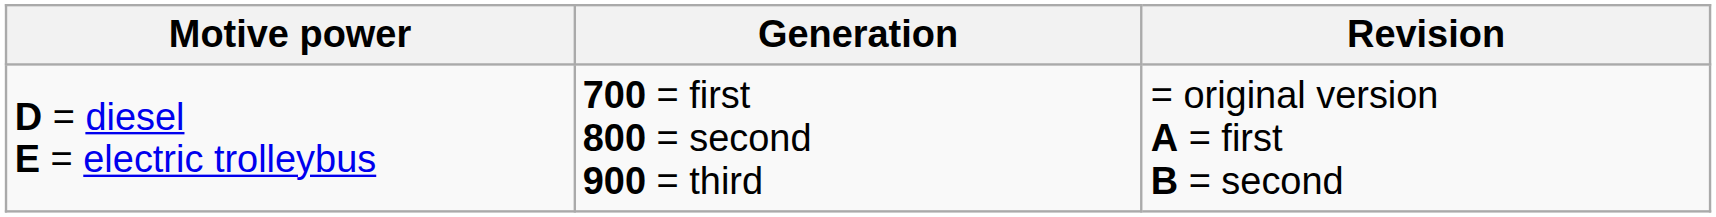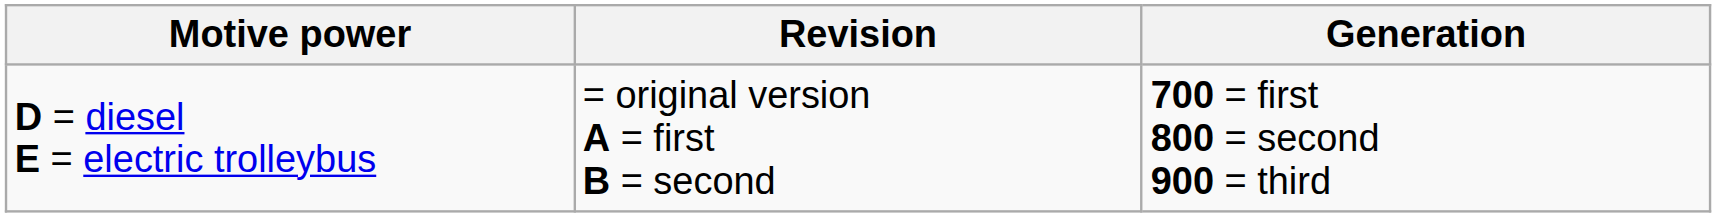columns swapped: (858, 34) <-> (1426, 34)
